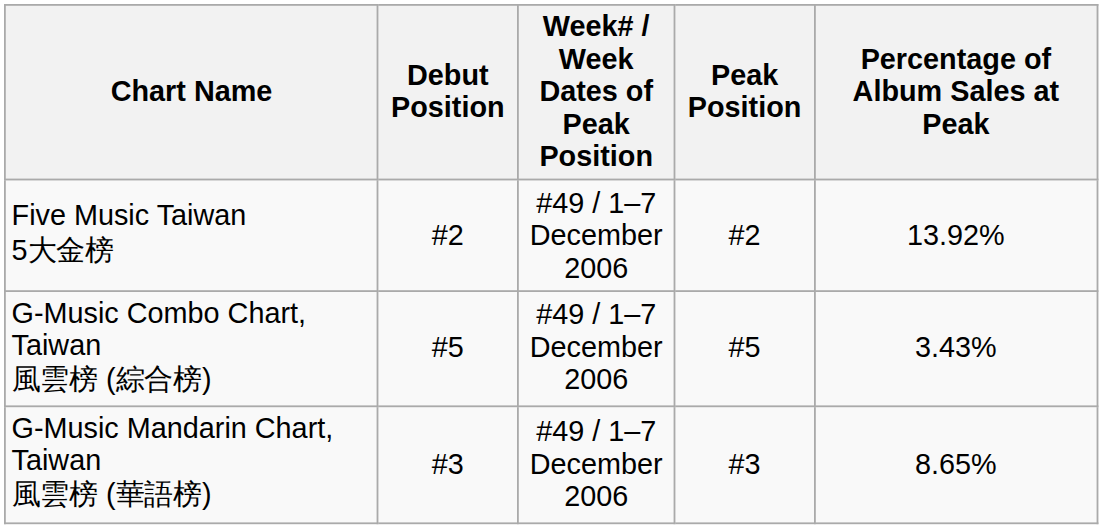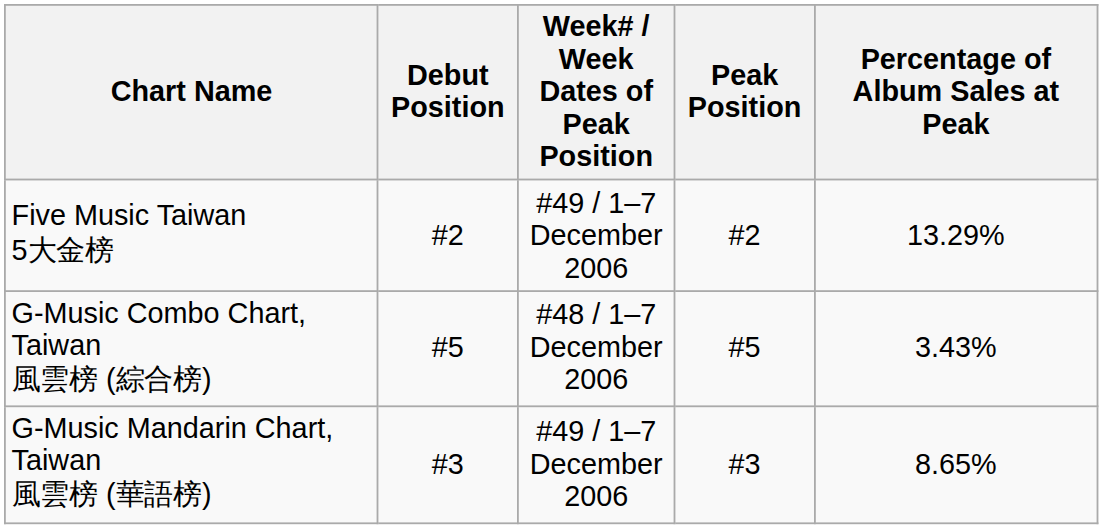(956, 235) 13.92% -> (956, 235) 13.29%
(596, 348) #49 / 1–7 December 2006 -> (596, 348) #48 / 1–7 December 2006
